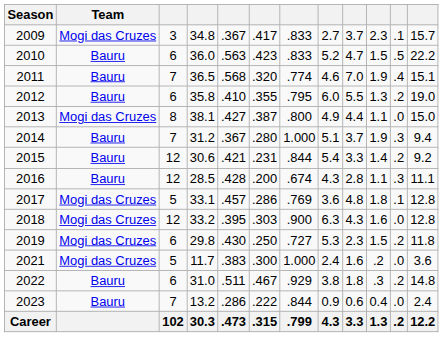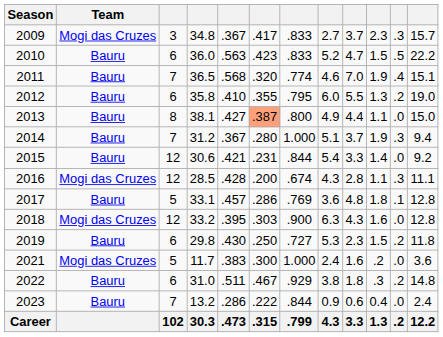(399, 35) .1 -> (399, 35) .3
(108, 117) Mogi das Cruzes -> (108, 117) Bauru
(265, 117) no background -> (265, 117) lightsalmon background
(399, 158) .2 -> (399, 158) .0
(108, 178) Bauru -> (108, 178) Mogi das Cruzes
(108, 199) Mogi das Cruzes -> (108, 199) Bauru
(108, 240) Mogi das Cruzes -> (108, 240) Bauru
